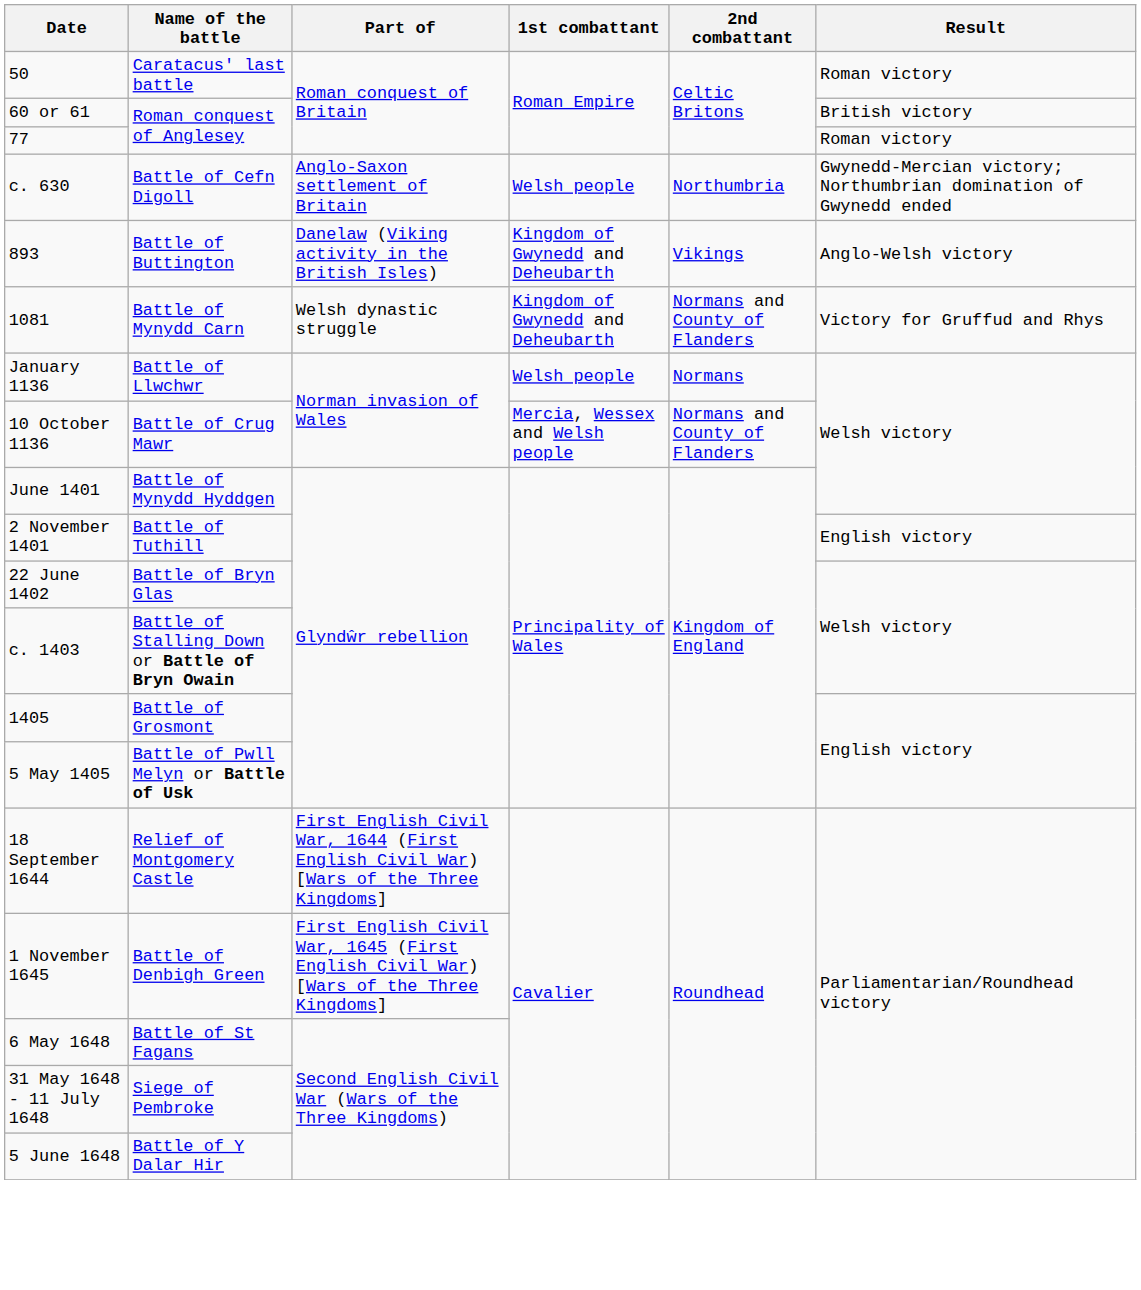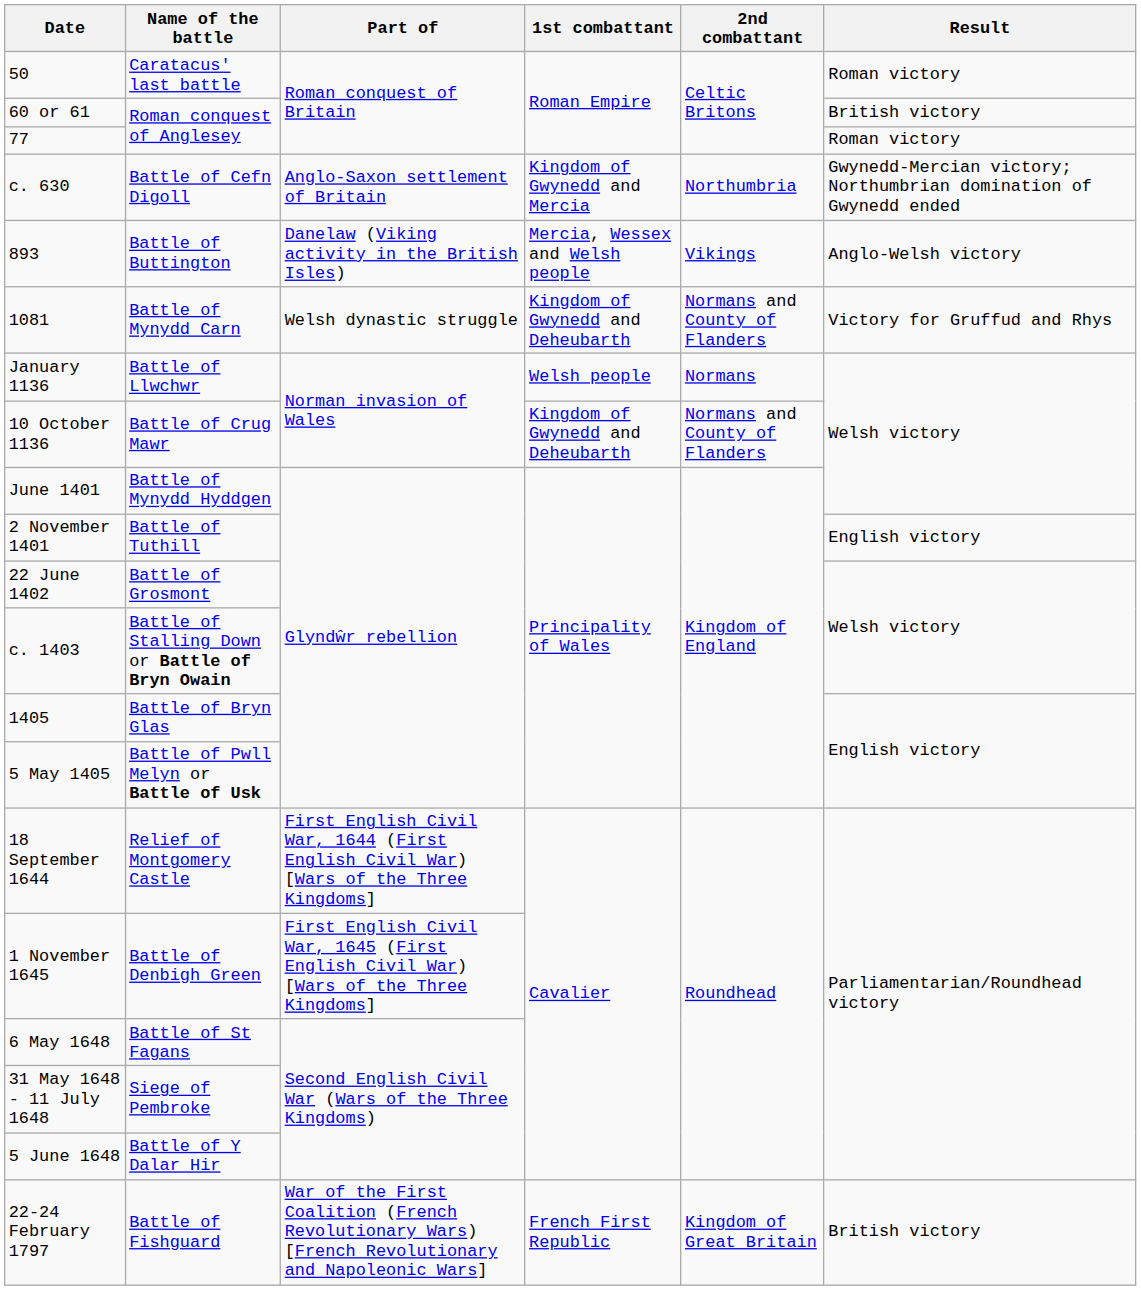(573, 187) Welsh people -> (585, 187) Kingdom of Gwynedd and Mercia
(568, 254) Kingdom of Gwynedd and Deheubarth -> (600, 254) Mercia, Wessex and Welsh people
(584, 434) Mercia, Wessex and Welsh people -> (585, 434) Kingdom of Gwynedd and Deheubarth
(204, 585) Battle of Bryn Glas -> (175, 585) Battle of Grosmont
(178, 718) Battle of Grosmont -> (200, 718) Battle of Bryn Glas
+ row: (49, 1232)
